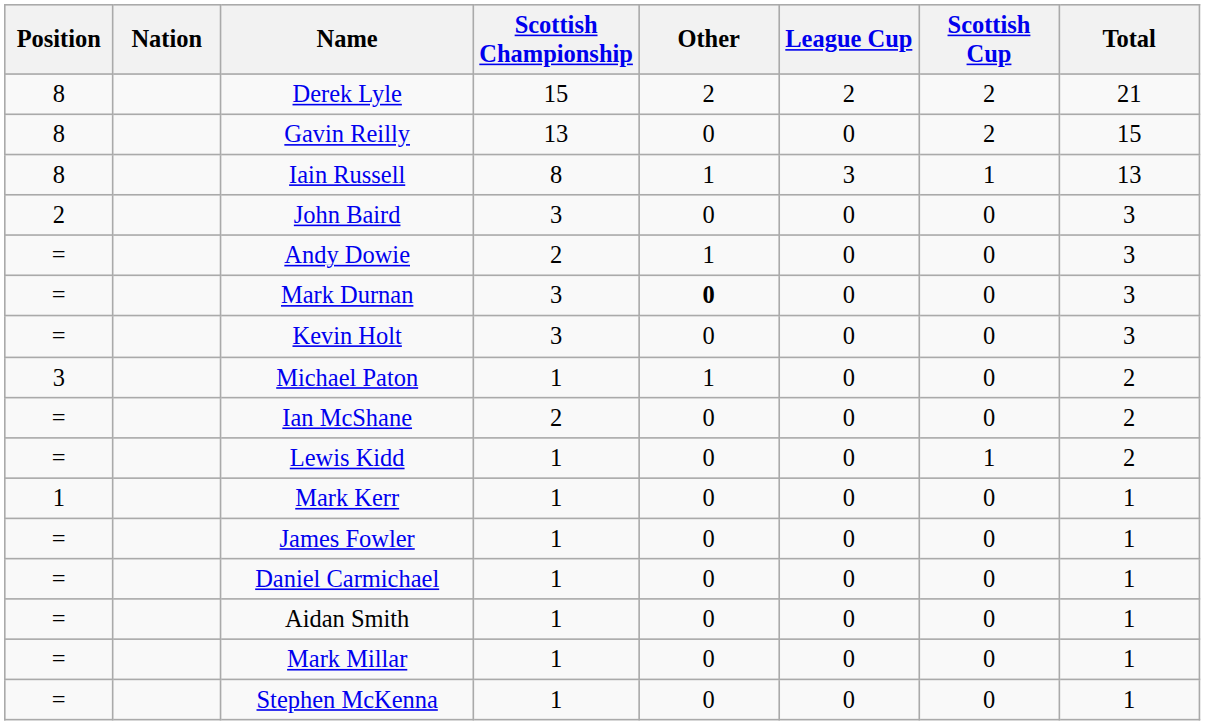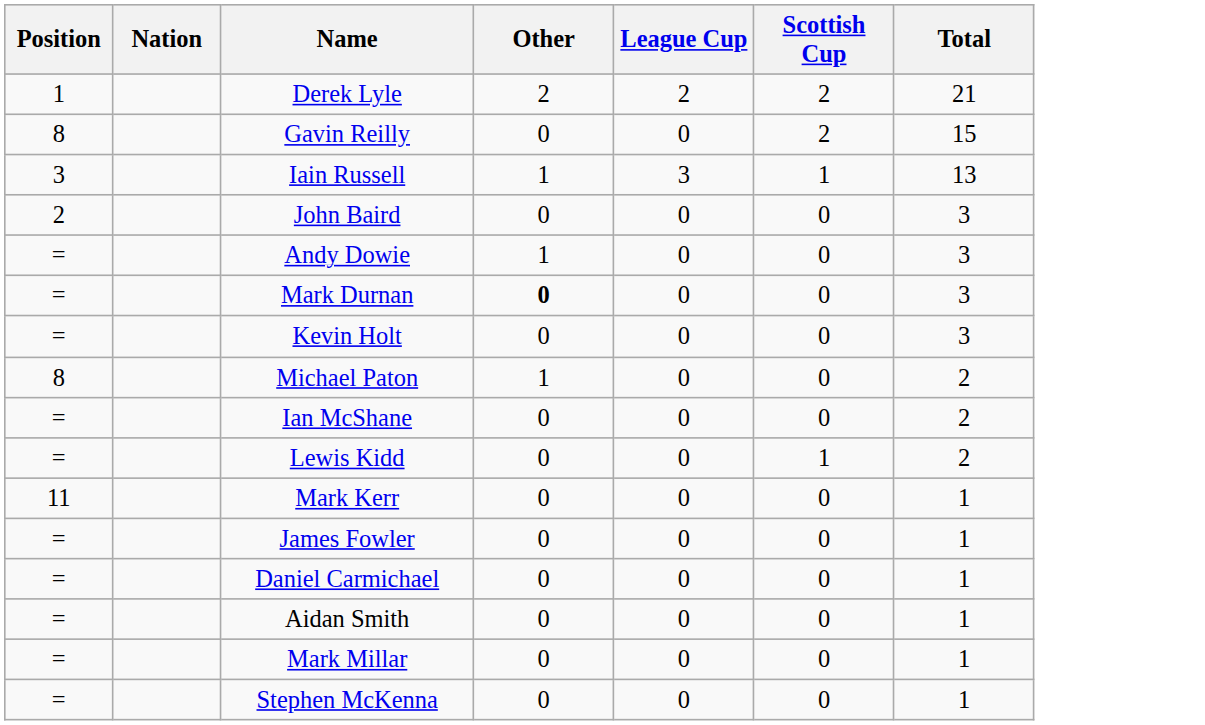- column: (556, 39)
(59, 94) 8 -> (59, 94) 1
(59, 174) 8 -> (59, 174) 3
(59, 376) 3 -> (59, 376) 8
(59, 497) 1 -> (59, 497) 11
